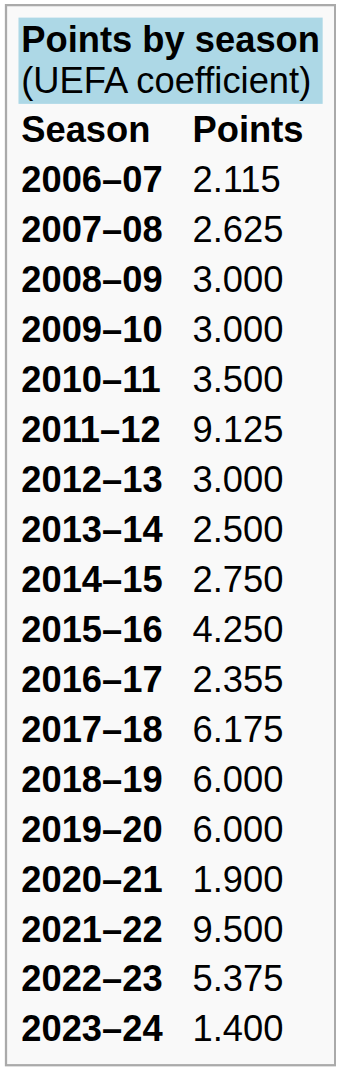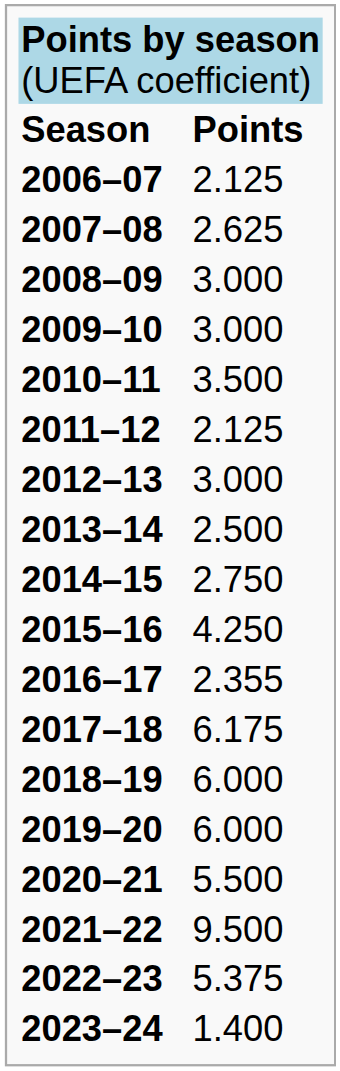(237, 180) 2.115 -> (238, 180) 2.125
(238, 430) 9.125 -> (238, 430) 2.125
(238, 880) 1.900 -> (238, 880) 5.500
